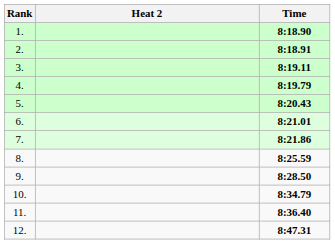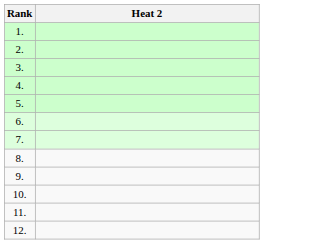- column: (294, 13)
